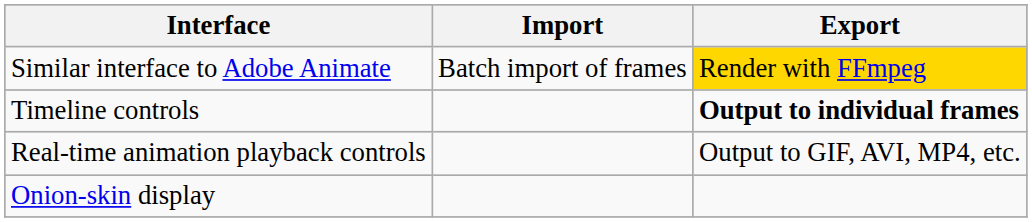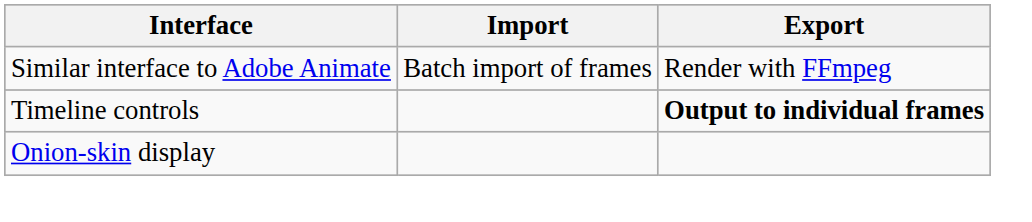(813, 68) gold background -> (778, 68) no background
- row: (218, 152)
